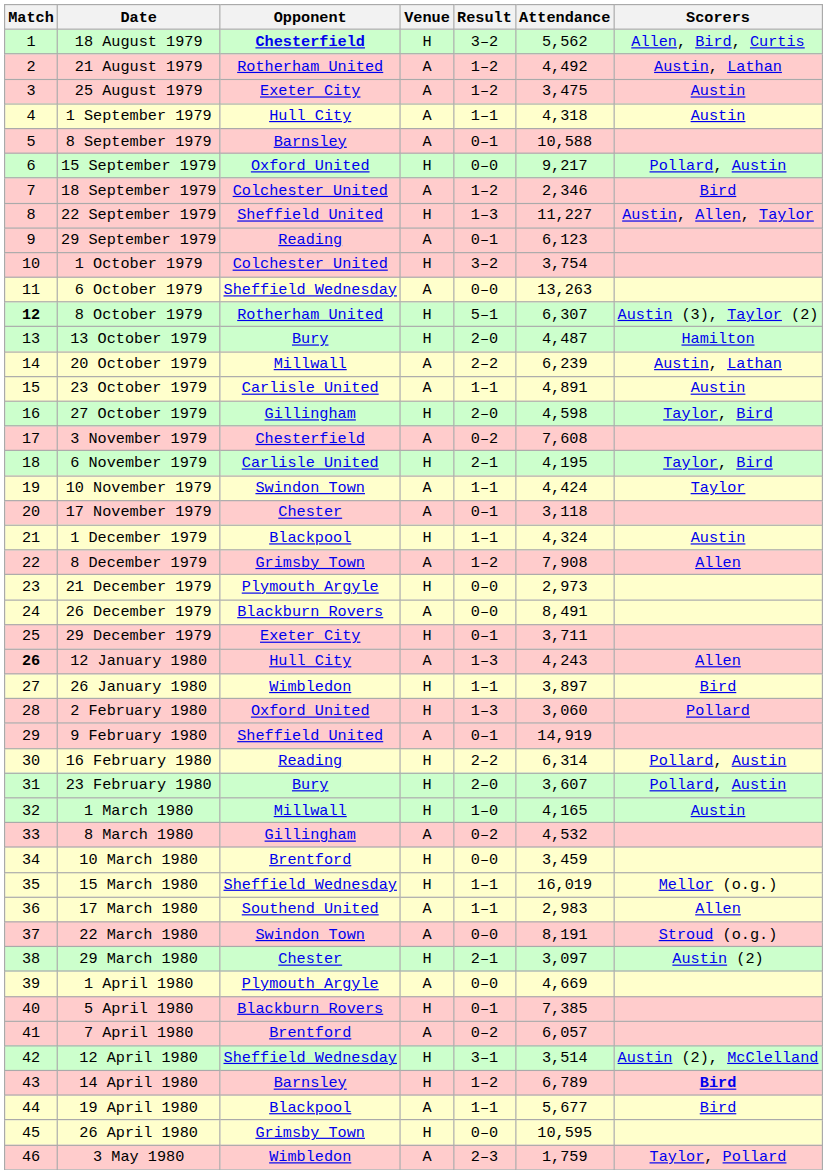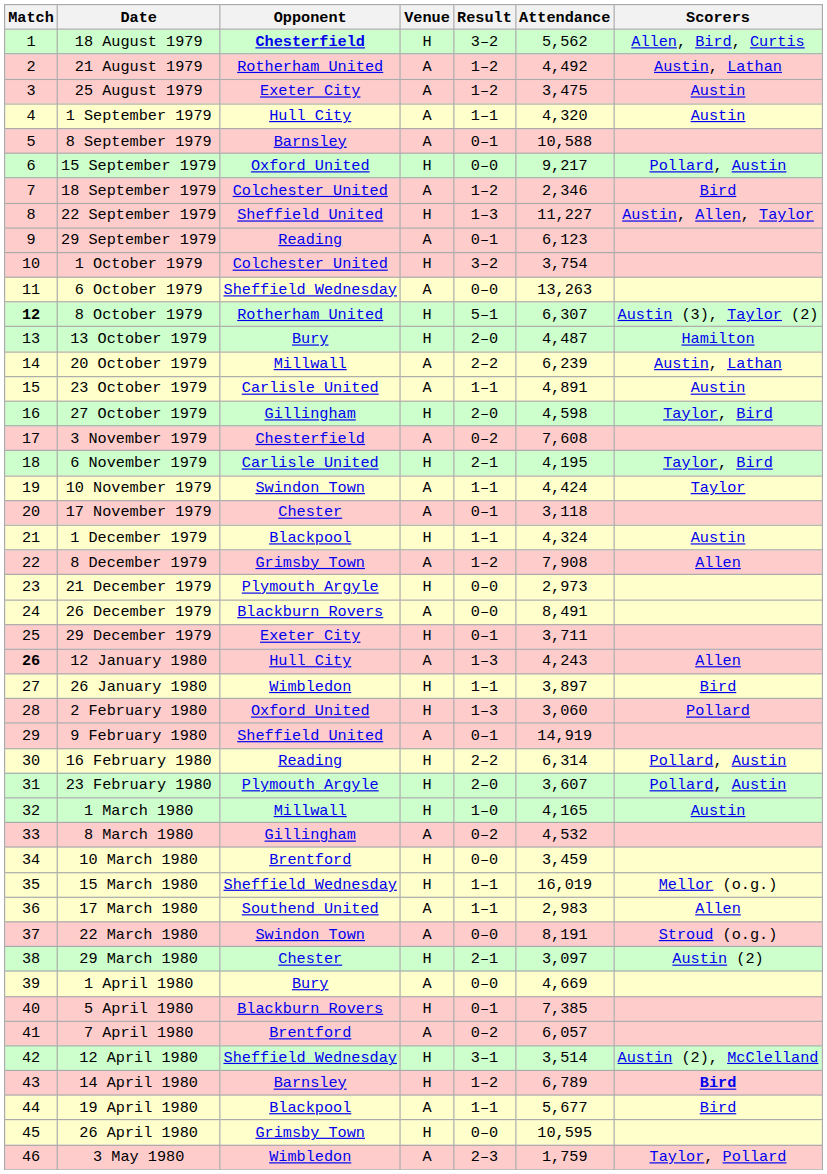(565, 116) 4,318 -> (565, 116) 4,320
(310, 785) Bury -> (310, 785) Plymouth Argyle
(310, 984) Plymouth Argyle -> (310, 984) Bury
